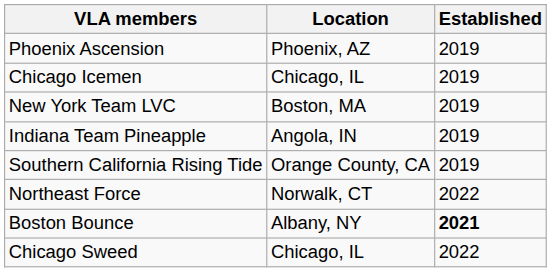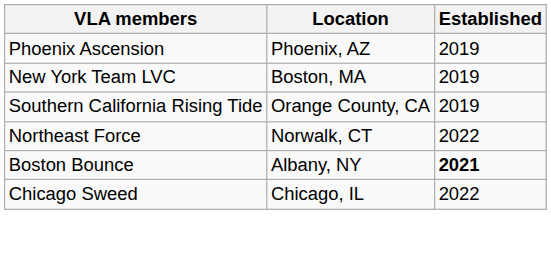- row: (75, 77)
- row: (107, 135)
